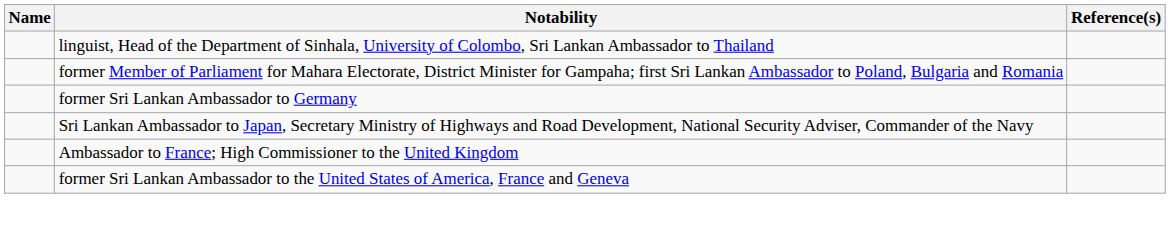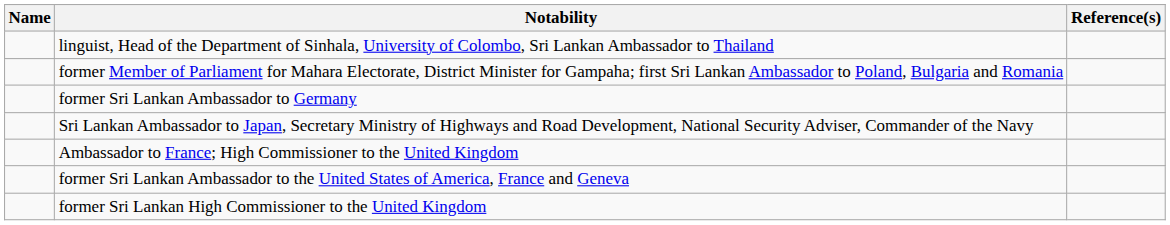+ row: (273, 206)
